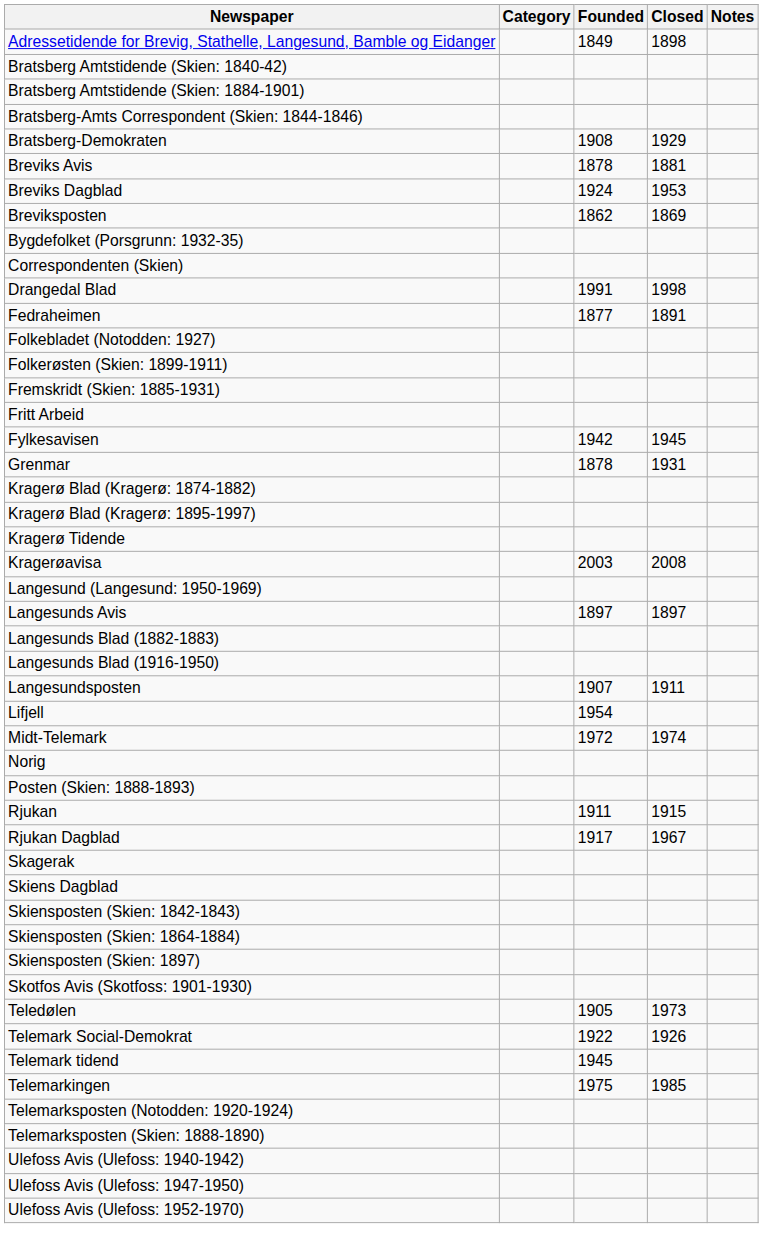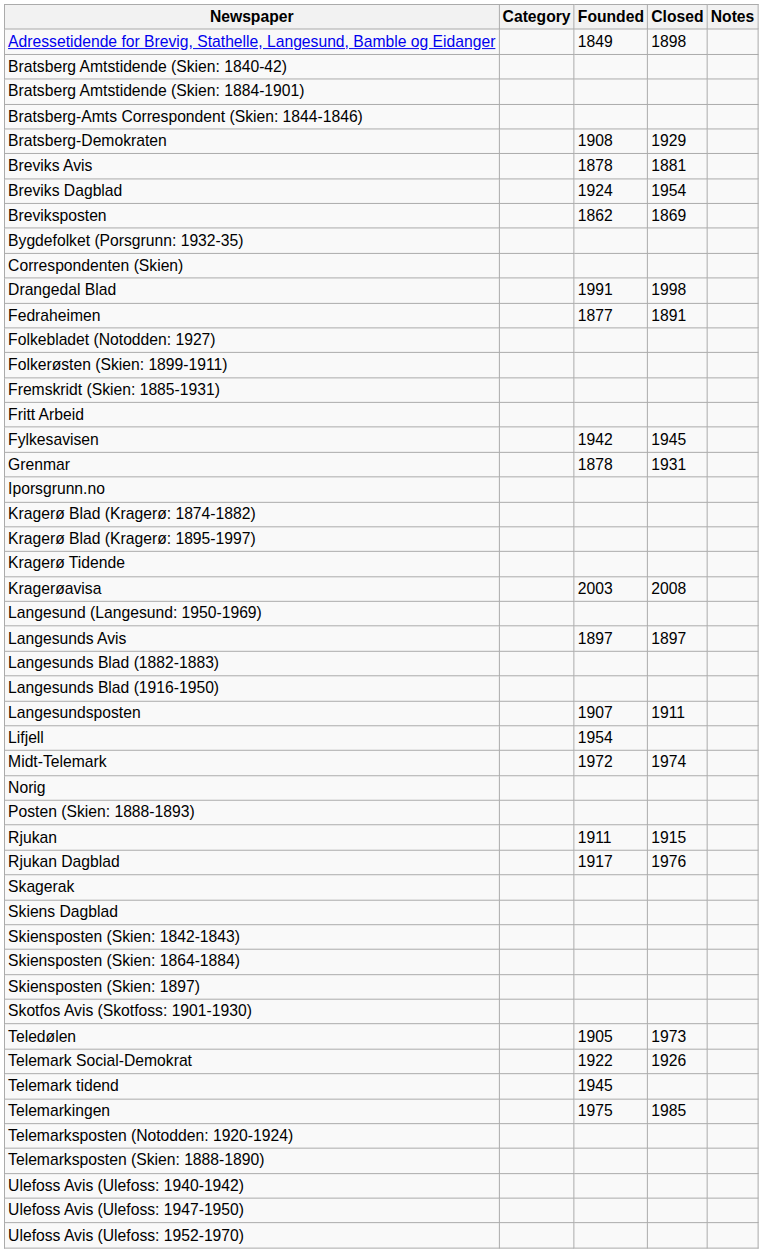(669, 191) 1953 -> (669, 191) 1954
+ row: (56, 489)
(669, 837) 1967 -> (669, 862) 1976
